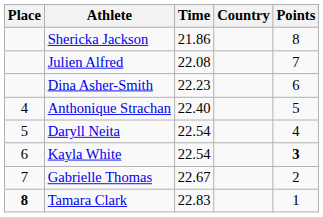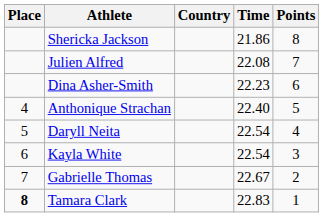columns swapped: (243, 16) <-> (194, 16)
(296, 154) bold -> (296, 154) normal
